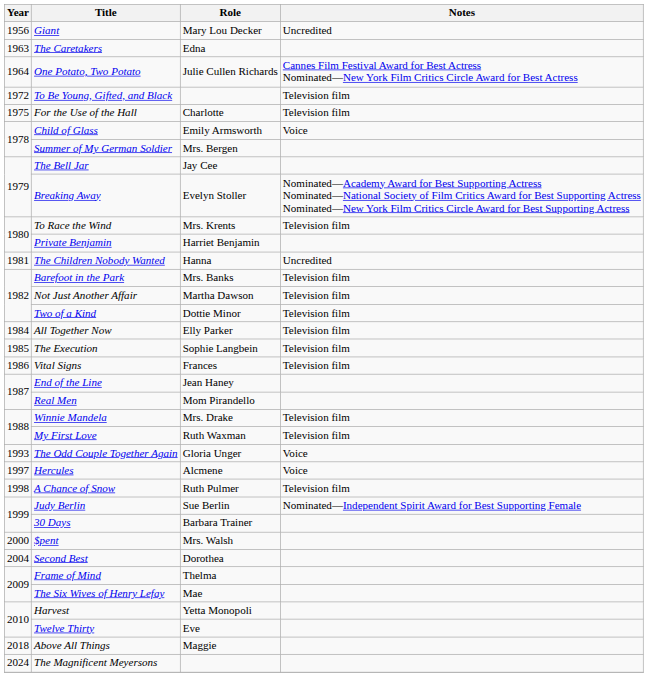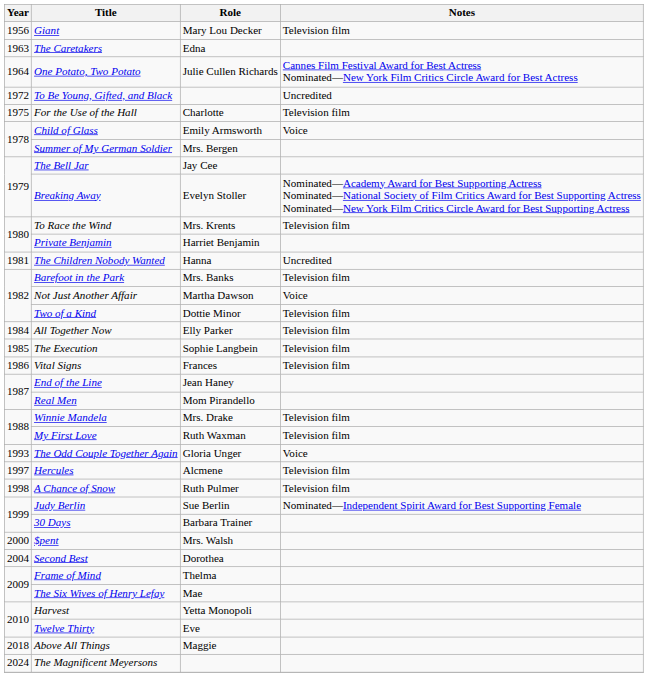(307, 30) Uncredited -> (316, 30) Television film
(316, 95) Television film -> (307, 95) Uncredited
(316, 295) Television film -> (295, 295) Voice
(295, 470) Voice -> (316, 470) Television film
